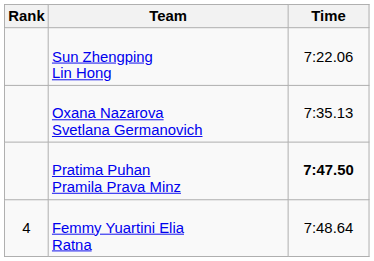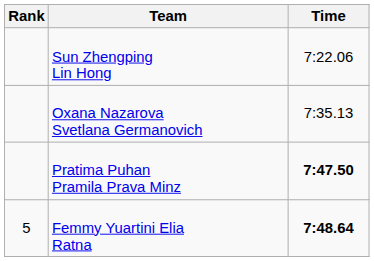(26, 227) 4 -> (26, 227) 5
(329, 227) normal -> (329, 227) bold
